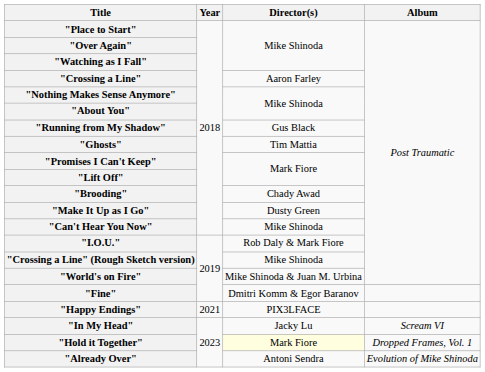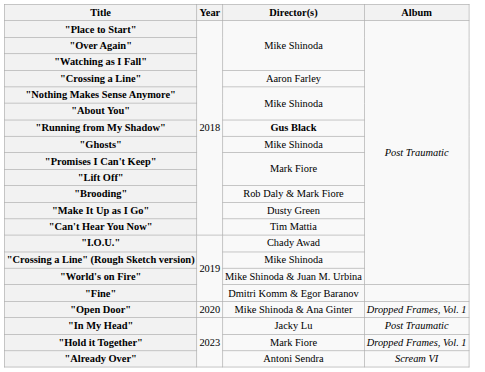(293, 128) normal -> (293, 128) bold
(293, 144) Tim Mattia -> (293, 144) Mike Shinoda
(293, 194) Chady Awad -> (293, 194) Rob Daly & Mark Fiore
(293, 227) Mike Shinoda -> (293, 227) Tim Mattia
(293, 243) Rob Daly & Mark Fiore -> (293, 243) Chady Awad
+ row: (101, 309)
- row: (101, 309)
(422, 326) Scream VI -> (417, 326) Post Traumatic
(293, 342) lightyellow background -> (293, 342) no background
(422, 359) Evolution of Mike Shinoda -> (417, 359) Scream VI
